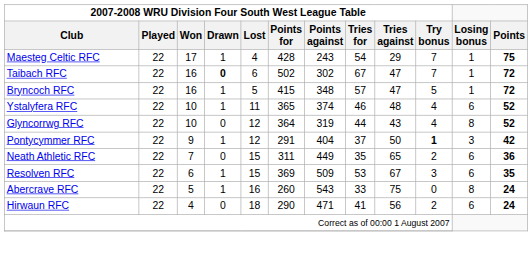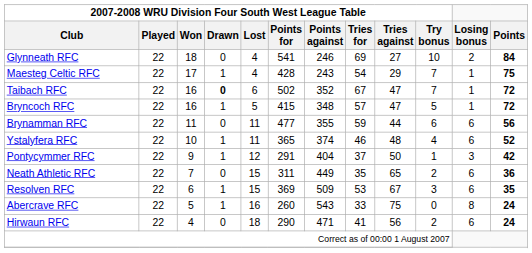+ row: (43, 57)
(325, 74) 302 -> (325, 90) 352
+ row: (47, 123)
- row: (45, 123)
(434, 140) bold -> (434, 156) normal
